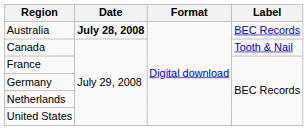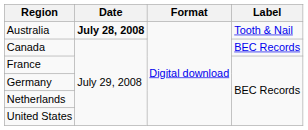(267, 30) BEC Records -> (264, 30) Tooth & Nail
(264, 47) Tooth & Nail -> (267, 47) BEC Records
